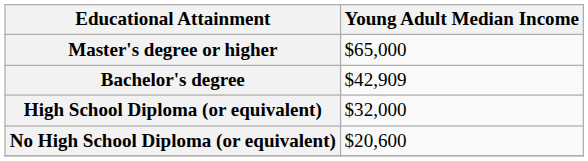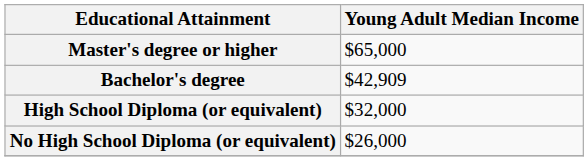(376, 140) $20,600 -> (376, 140) $26,000
